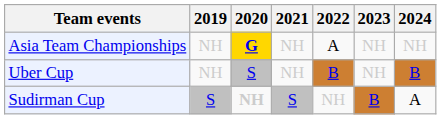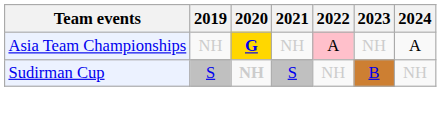(333, 45) no background -> (333, 45) pink background
(415, 45) NH -> (415, 45) A
- row: (41, 73)
(415, 100) A -> (415, 73) NH
